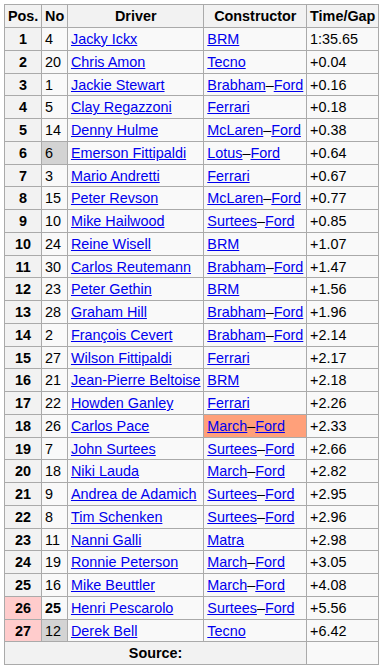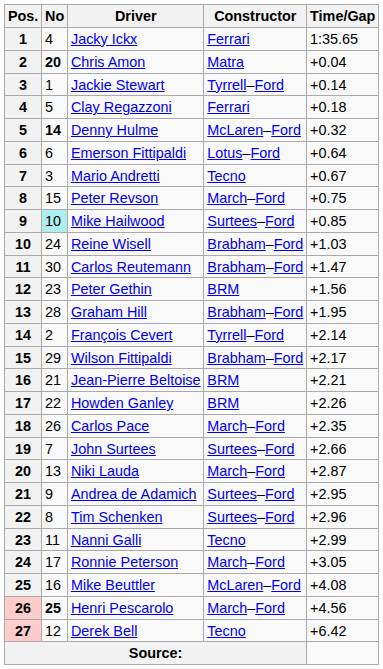(223, 39) BRM -> (228, 39) Ferrari
(53, 62) normal -> (53, 62) bold
(226, 62) Tecno -> (226, 62) Matra
(255, 85) Brabham–Ford -> (246, 85) Tyrrell–Ford
(328, 85) +0.16 -> (328, 85) +0.14
(53, 130) normal -> (53, 130) bold
(328, 130) +0.38 -> (328, 130) +0.32
(49, 153) lightgrey background -> (49, 153) no background
(228, 176) Ferrari -> (226, 176) Tecno
(254, 198) McLaren–Ford -> (246, 198) March–Ford
(328, 198) +0.77 -> (328, 198) +0.75
(53, 221) no background -> (53, 221) paleturquoise background
(223, 244) BRM -> (255, 244) Brabham–Ford
(328, 244) +1.07 -> (328, 244) +1.03
(328, 312) +1.96 -> (328, 312) +1.95
(255, 335) Brabham–Ford -> (246, 335) Tyrrell–Ford
(53, 358) 27 -> (53, 358) 29
(228, 358) Ferrari -> (255, 358) Brabham–Ford
(328, 380) +2.18 -> (328, 380) +2.21
(228, 403) Ferrari -> (223, 403) BRM
(246, 426) lightsalmon background -> (246, 426) no background
(328, 426) +2.33 -> (328, 426) +2.35
(53, 471) 18 -> (53, 471) 13
(328, 471) +2.82 -> (328, 471) +2.87
(226, 540) Matra -> (226, 540) Tecno
(328, 540) +2.98 -> (328, 540) +2.99
(53, 562) 19 -> (53, 562) 17
(246, 585) March–Ford -> (254, 585) McLaren–Ford
(251, 608) Surtees–Ford -> (246, 608) March–Ford
(328, 608) +5.56 -> (328, 608) +4.56
(53, 631) lightgrey background -> (53, 631) no background
